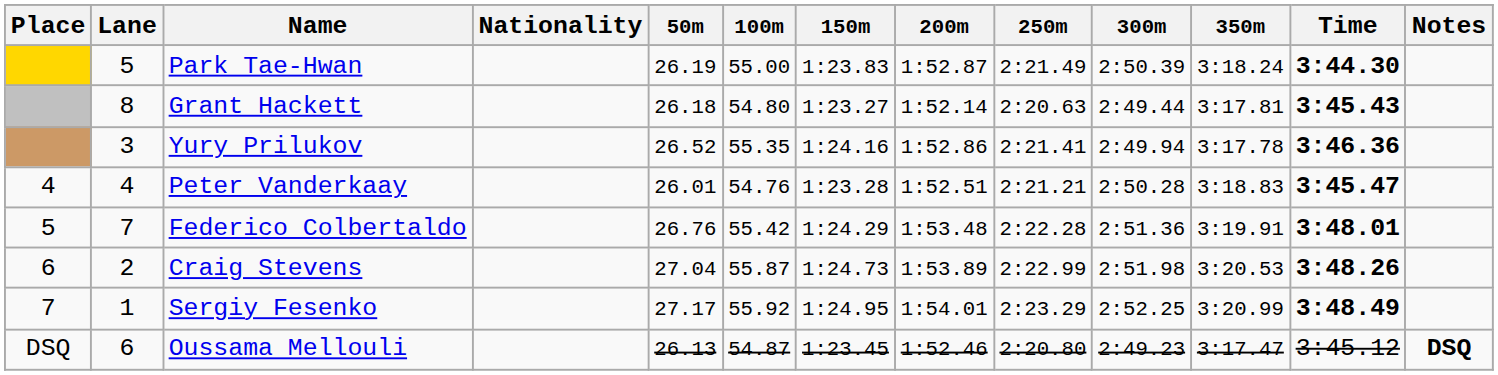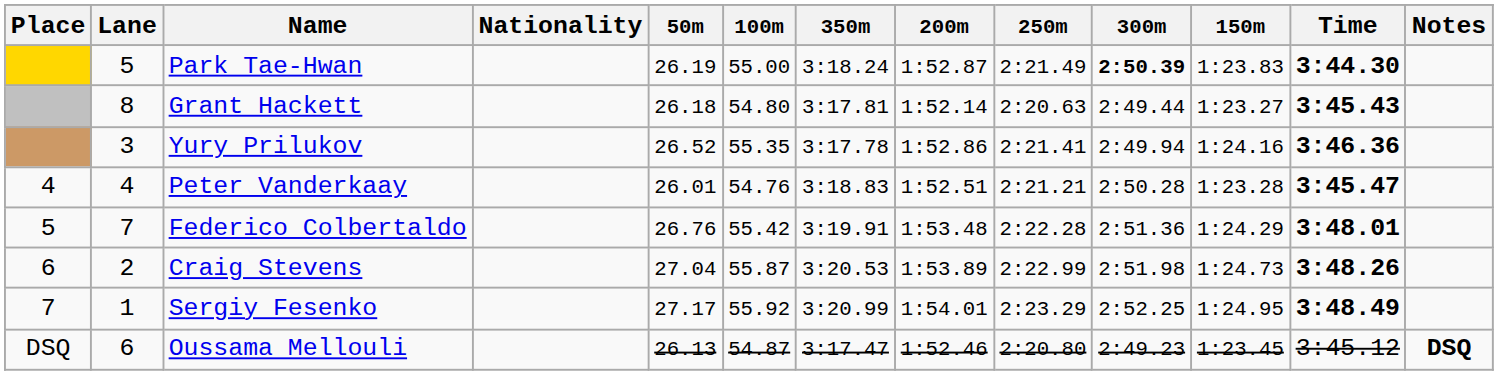columns swapped: (845, 26) <-> (1240, 26)
(1142, 67) normal -> (1142, 66) bold
